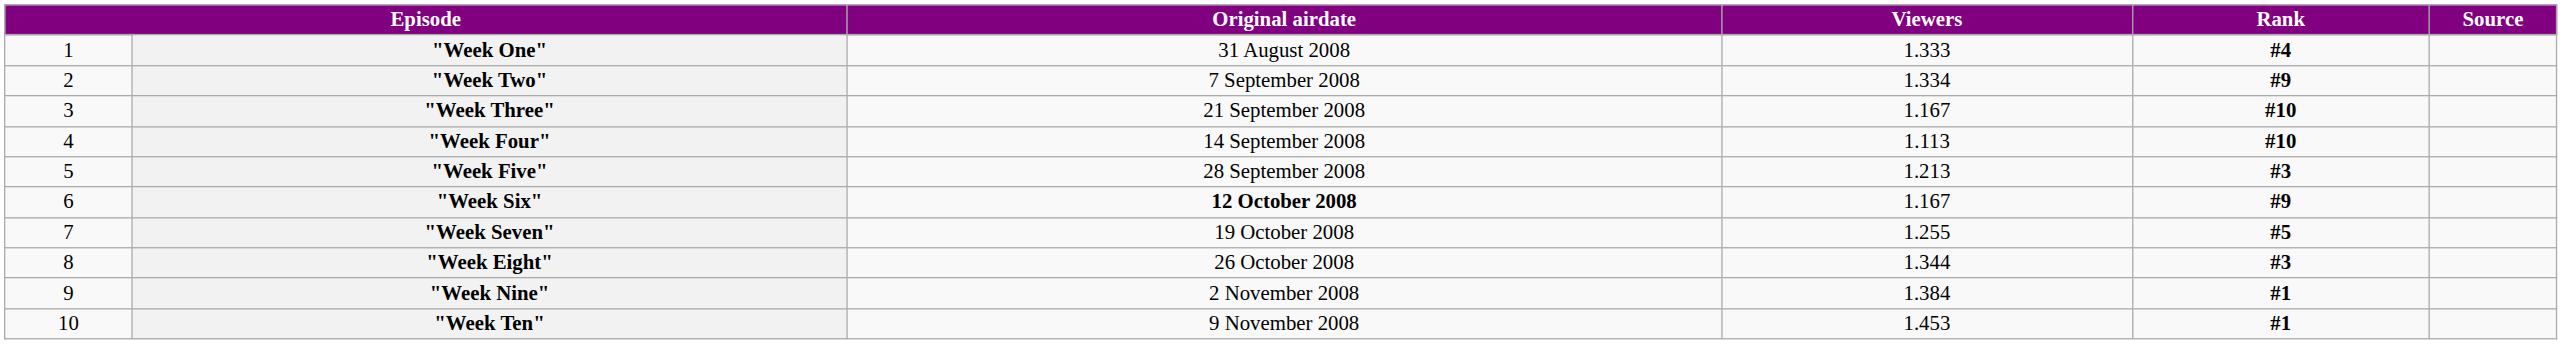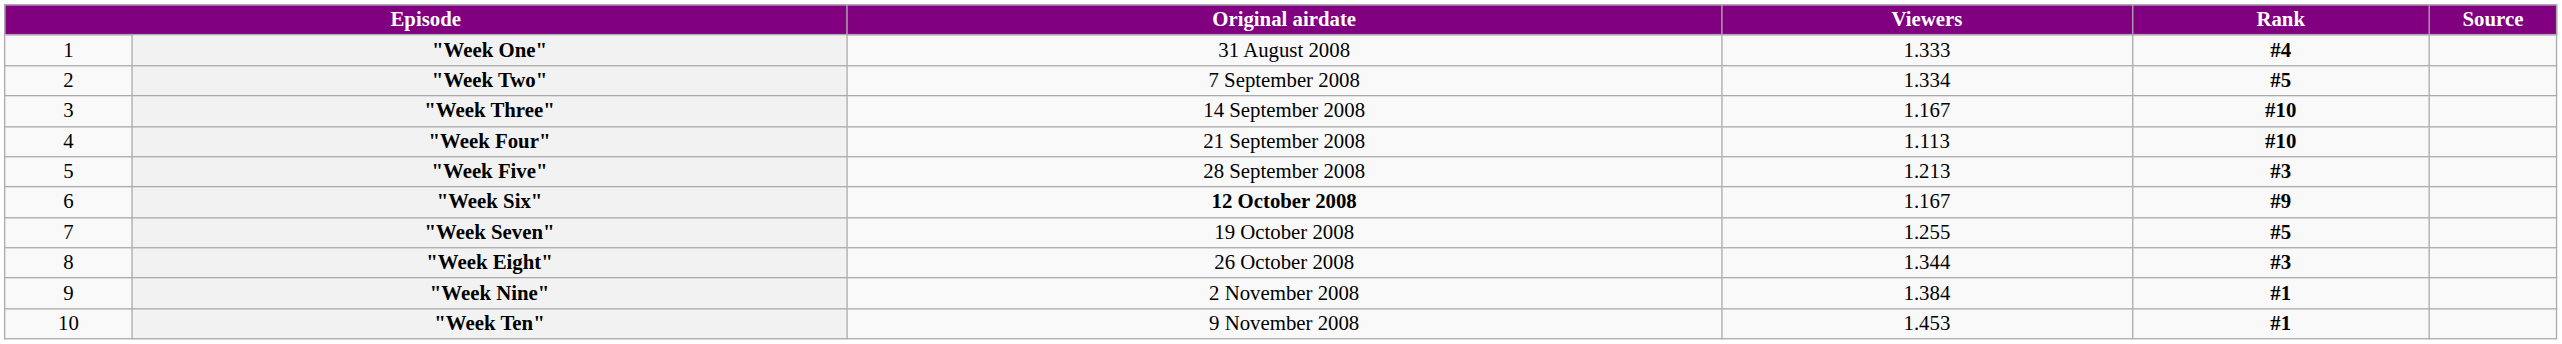(2281, 80) #9 -> (2281, 80) #5
(1284, 110) 21 September 2008 -> (1284, 110) 14 September 2008
(1284, 141) 14 September 2008 -> (1284, 141) 21 September 2008
